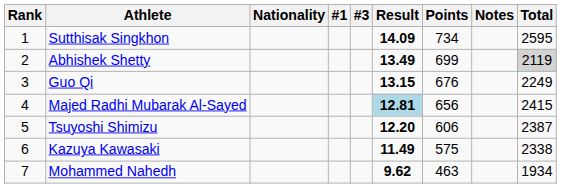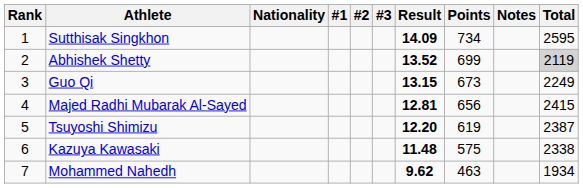+ column: (362, 15)
(397, 60) 13.49 -> (420, 60) 13.52
(447, 82) 676 -> (469, 82) 673
(397, 104) lightblue background -> (420, 104) no background
(447, 127) 606 -> (469, 127) 619
(397, 149) 11.49 -> (420, 149) 11.48
